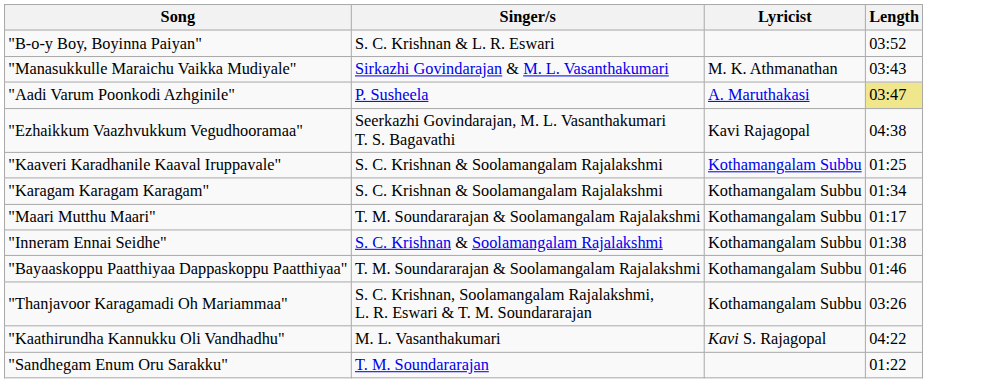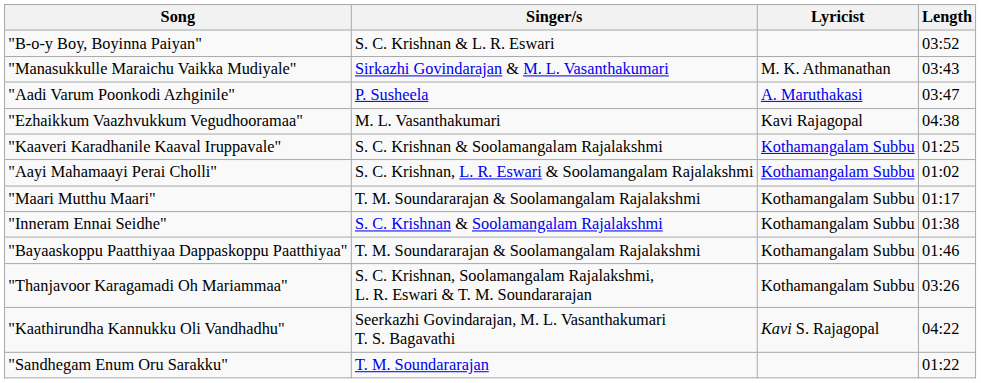(888, 95) khaki background -> (941, 95) no background
(511, 130) Seerkazhi Govindarajan, M. L. Vasanthakumari T. S. Bagavathi -> (428, 120) M. L. Vasanthakumari
+ row: (113, 172)
- row: (109, 191)
(428, 338) M. L. Vasanthakumari -> (511, 329) Seerkazhi Govindarajan, M. L. Vasanthakumari T. S. Bagavathi
